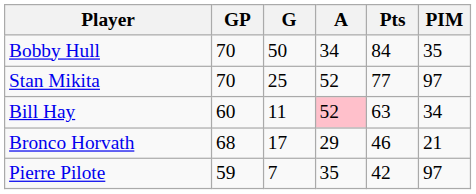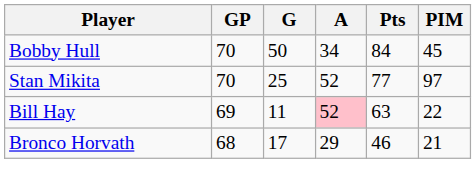(433, 50) 35 -> (433, 50) 45
(226, 111) 60 -> (226, 111) 69
(433, 111) 34 -> (433, 111) 22
- row: (57, 173)
